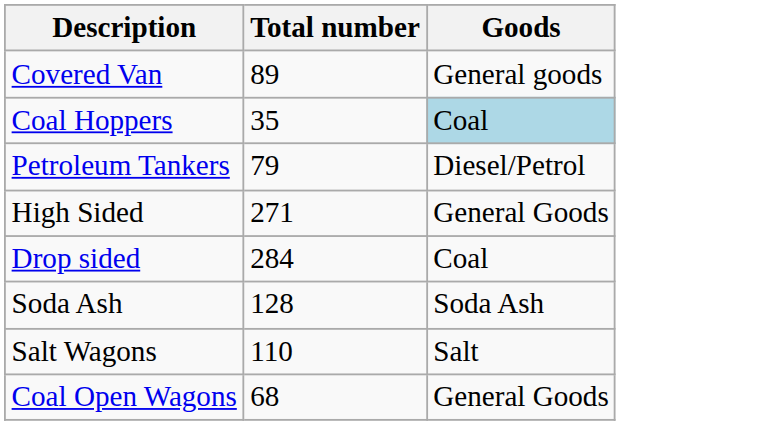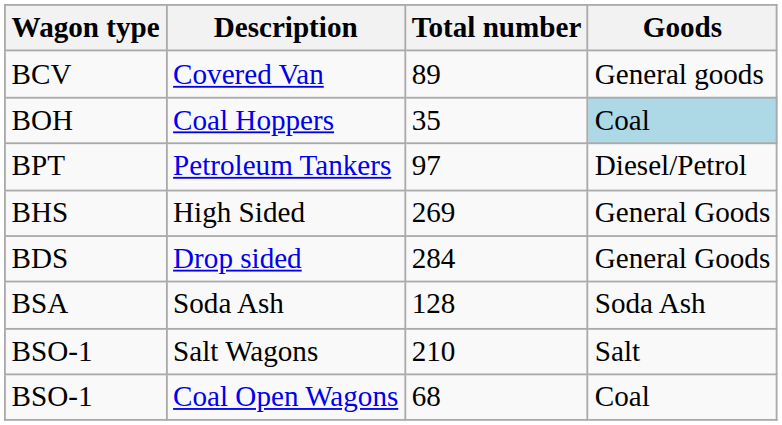+ column: (86, 27)
(265, 166) 79 -> (426, 166) 97
(272, 212) 271 -> (434, 212) 269
(461, 258) Coal -> (683, 258) General Goods
(272, 350) 110 -> (434, 350) 210
(521, 397) General Goods -> (622, 397) Coal
